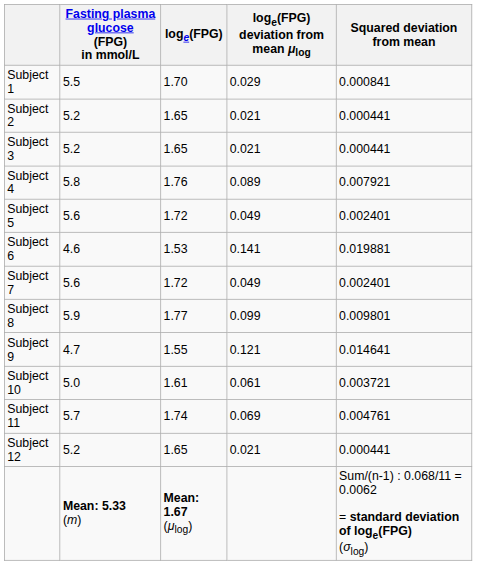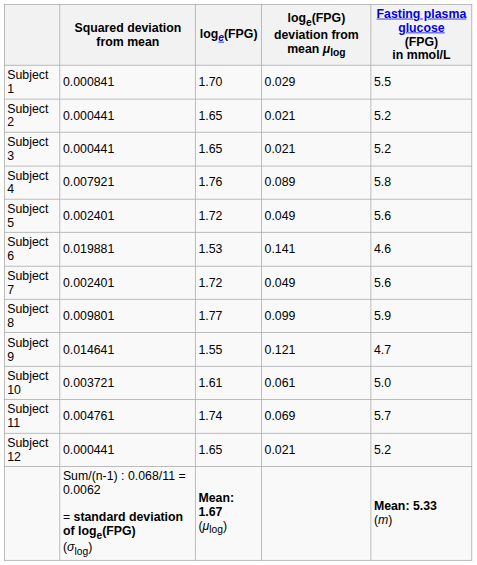columns swapped: (110, 35) <-> (404, 35)
